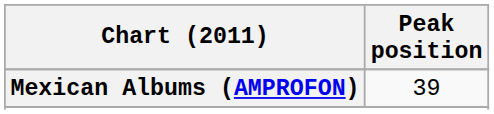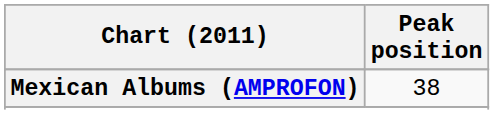(427, 89) 39 -> (427, 89) 38
